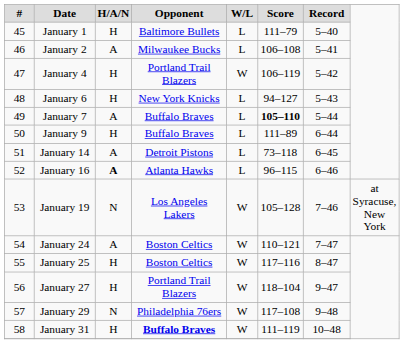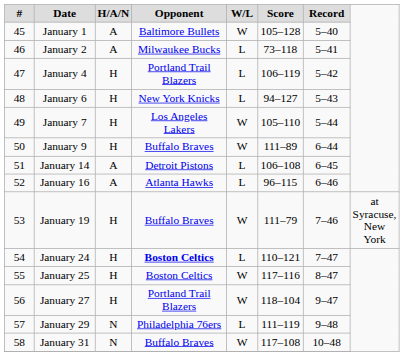(113, 31) H -> (113, 31) A
(242, 31) L -> (242, 31) W
(280, 31) 111–79 -> (280, 31) 105–128
(280, 49) 106–108 -> (280, 49) 73–118
(242, 73) W -> (242, 73) L
(113, 116) A -> (113, 122) H
(179, 116) Buffalo Braves -> (179, 122) Los Angeles Lakers
(242, 116) L -> (242, 122) W
(280, 116) bold -> (280, 122) normal
(242, 134) L -> (242, 147) W
(280, 152) 73–118 -> (280, 165) 106–108
(113, 170) bold -> (113, 183) normal
(113, 207) N -> (113, 220) H
(179, 207) Los Angeles Lakers -> (179, 220) Buffalo Braves
(280, 207) 105–128 -> (280, 220) 111–79
(113, 244) A -> (113, 257) H
(179, 244) normal -> (179, 257) bold
(242, 244) W -> (242, 257) L
(242, 311) W -> (242, 324) L
(280, 311) 117–108 -> (280, 324) 111–119
(113, 329) H -> (113, 342) N
(179, 329) bold -> (179, 342) normal
(280, 329) 111–119 -> (280, 342) 117–108
